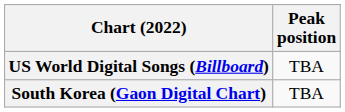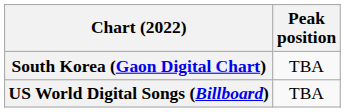rows swapped: (139, 93) <-> (139, 65)
